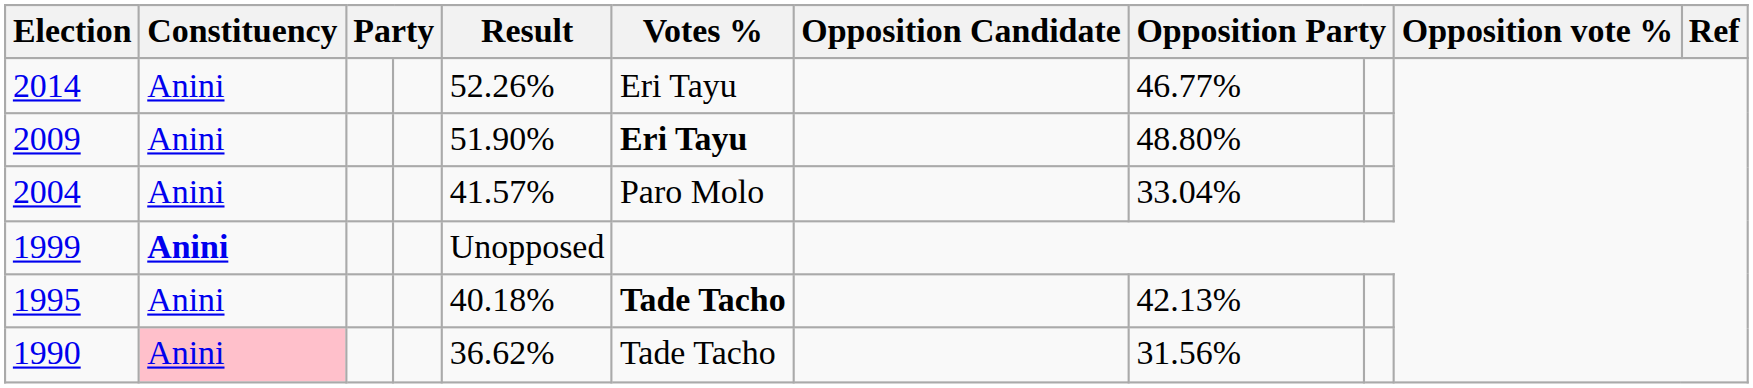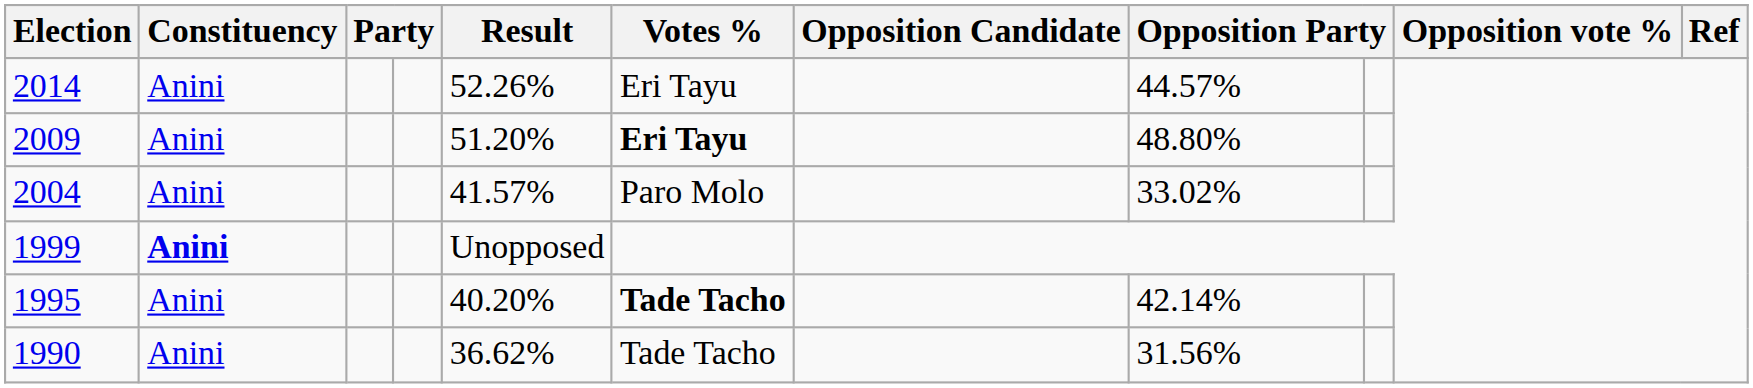(1189, 85) 46.77% -> (1189, 85) 44.57%
(502, 138) 51.90% -> (502, 138) 51.20%
(1189, 192) 33.04% -> (1189, 192) 33.02%
(502, 300) 40.18% -> (502, 300) 40.20%
(1189, 300) 42.13% -> (1189, 300) 42.14%
(186, 354) pink background -> (186, 354) no background
